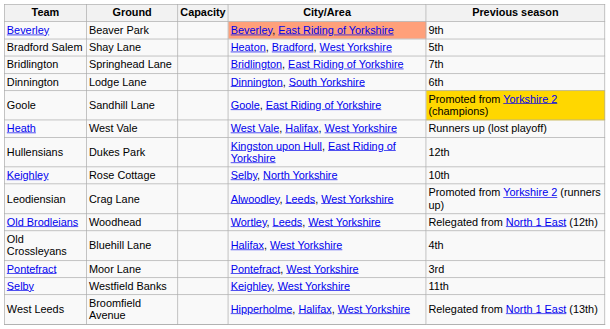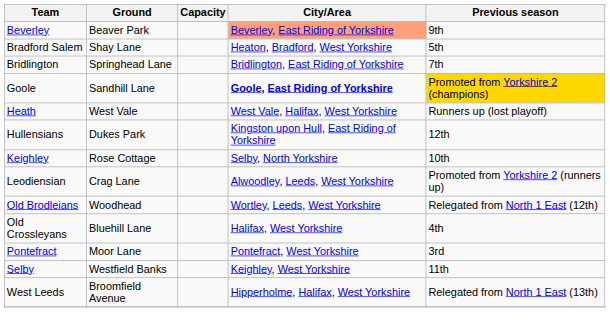- row: (33, 82)
(306, 105) normal -> (312, 88) bold
